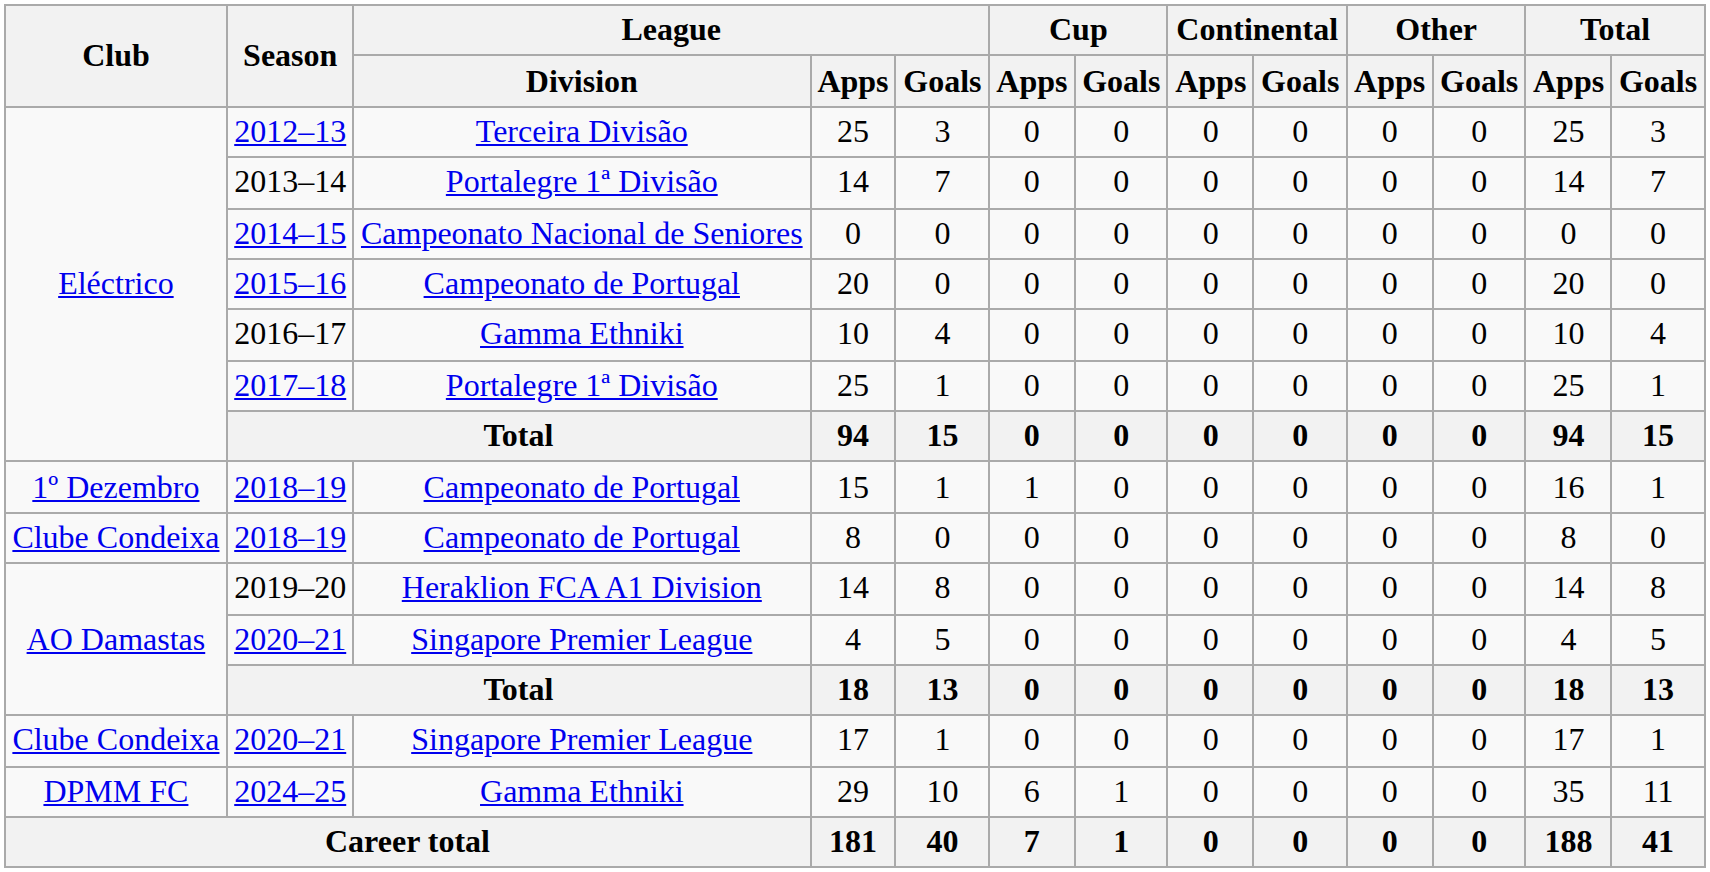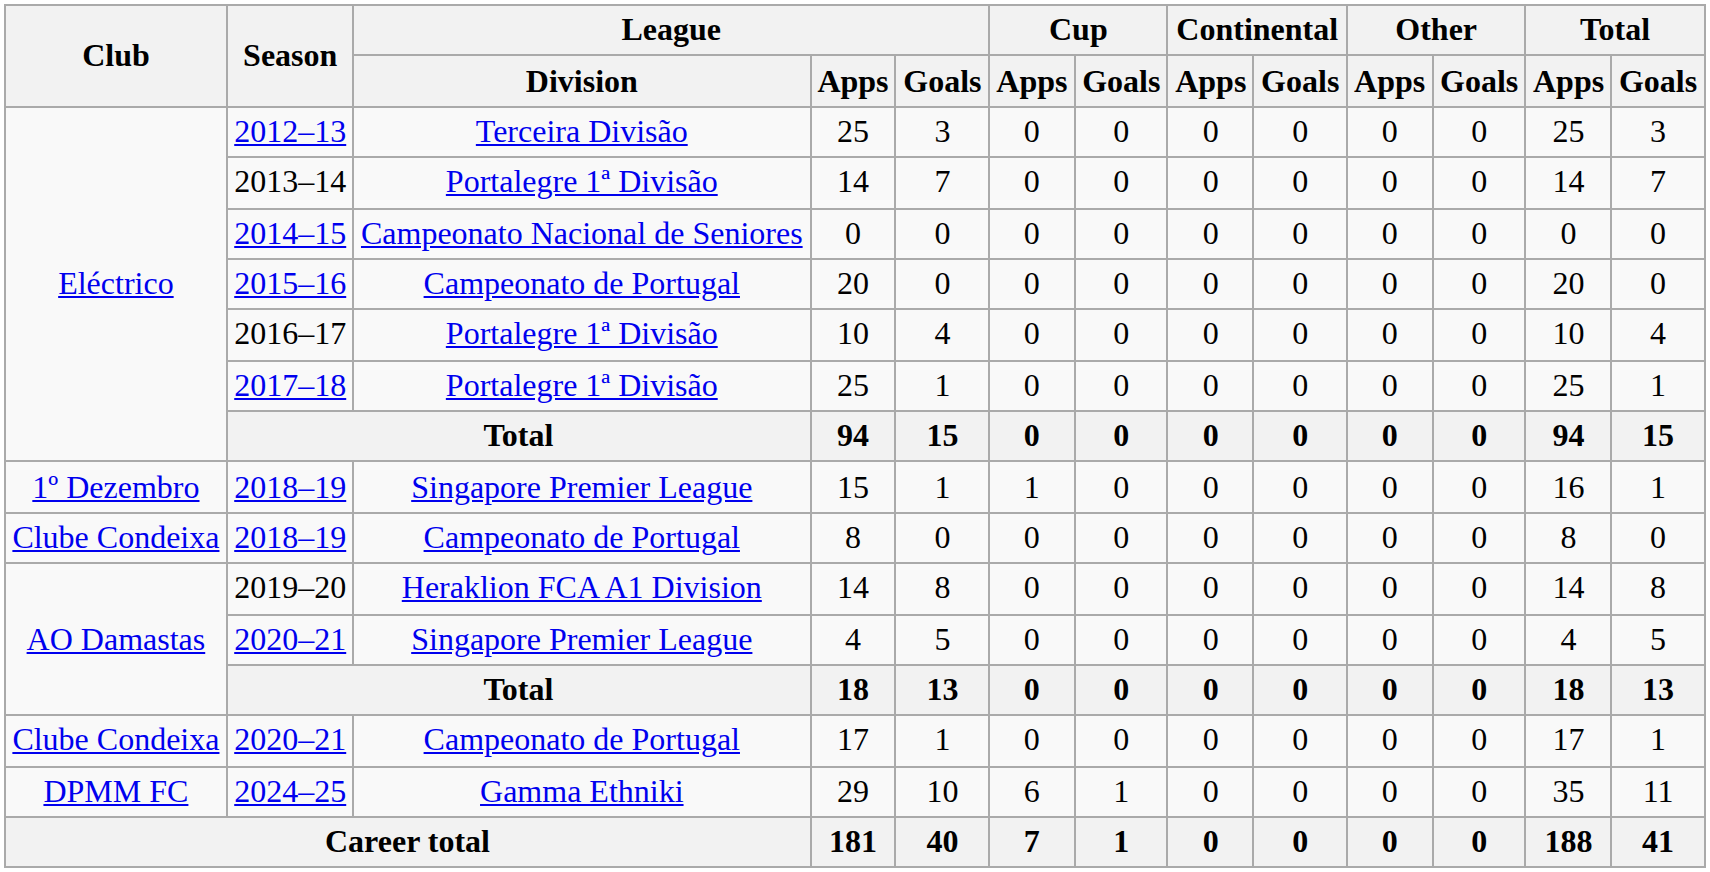(582, 334) Gamma Ethniki -> (582, 334) Portalegre 1ª Divisão
(582, 486) Campeonato de Portugal -> (582, 486) Singapore Premier League
(582, 740) Singapore Premier League -> (582, 740) Campeonato de Portugal
